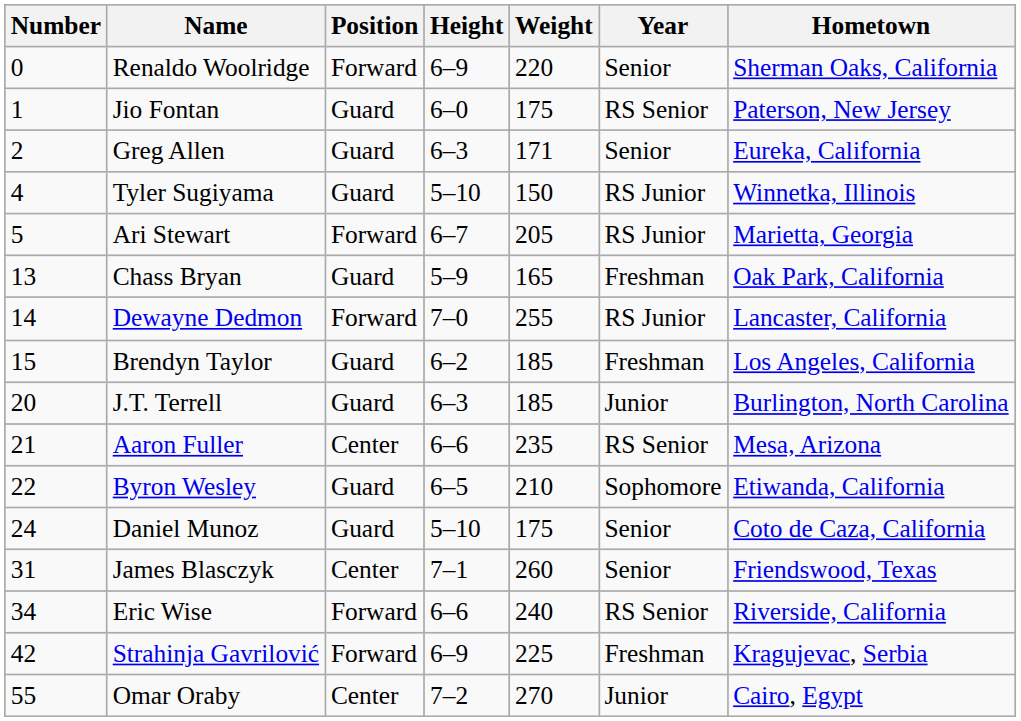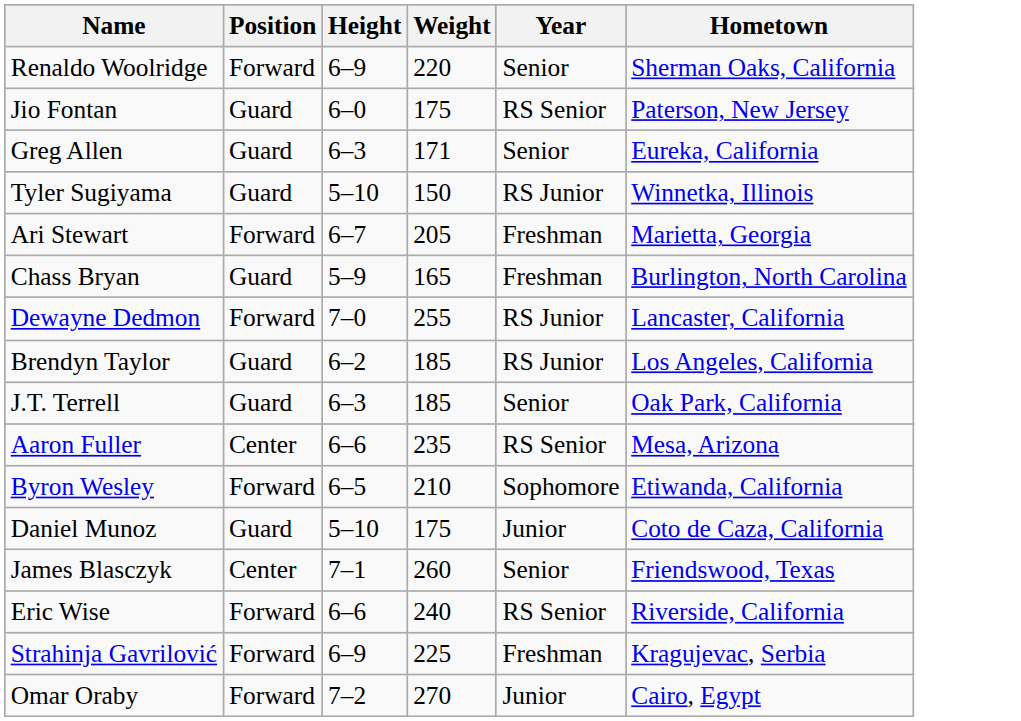- column: (56, 25)
(655, 234) RS Junior -> (552, 234) Freshman
(838, 276) Oak Park, California -> (769, 276) Burlington, North Carolina
(654, 360) Freshman -> (553, 360) RS Junior
(636, 402) Junior -> (536, 402) Senior
(871, 402) Burlington, North Carolina -> (737, 402) Oak Park, California
(363, 486) Guard -> (272, 486) Forward
(638, 527) Senior -> (534, 527) Junior
(365, 695) Center -> (272, 695) Forward
